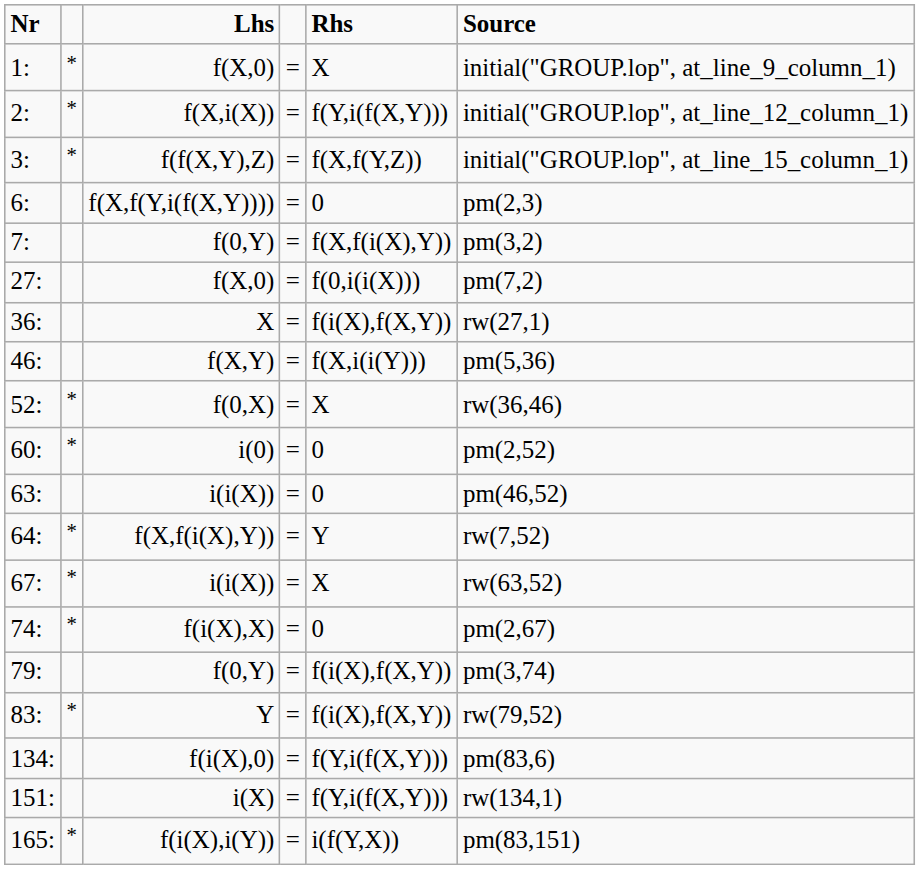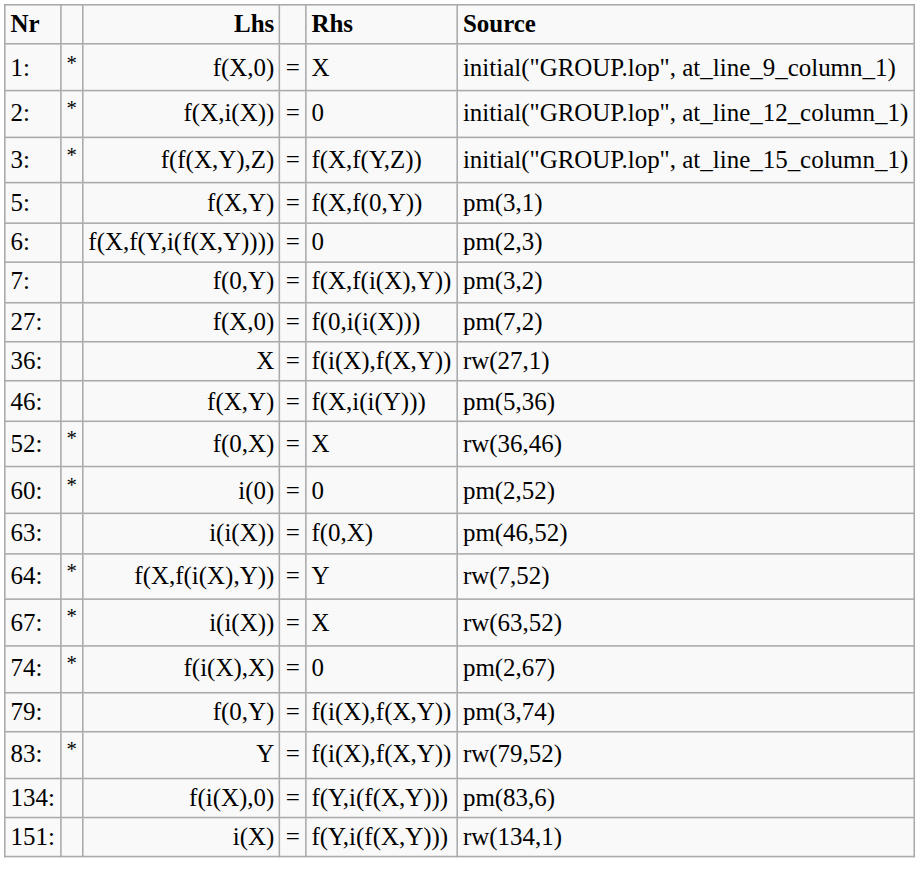(380, 113) f(Y,i(f(X,Y))) -> (318, 113) 0
+ row: (20, 202)
(318, 493) 0 -> (342, 533) f(0,X)
- row: (33, 840)
